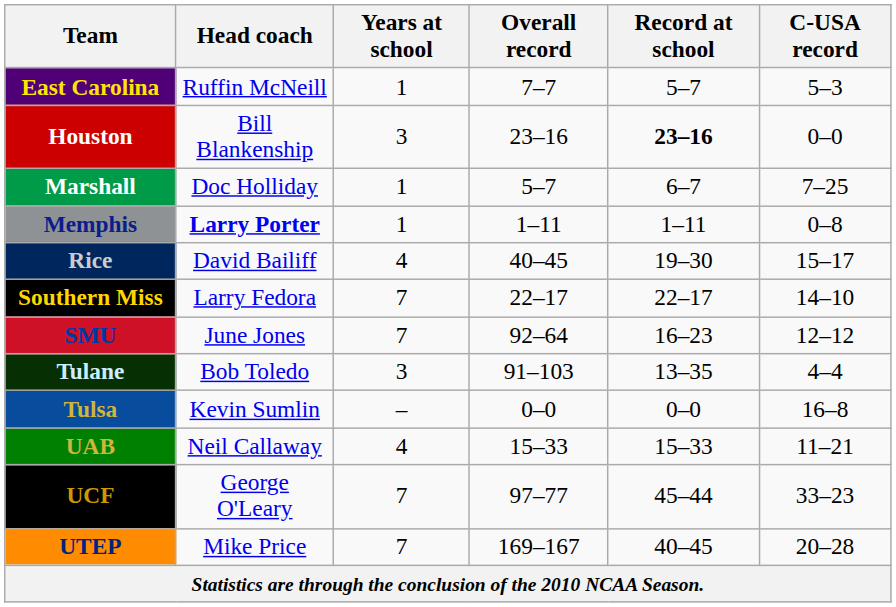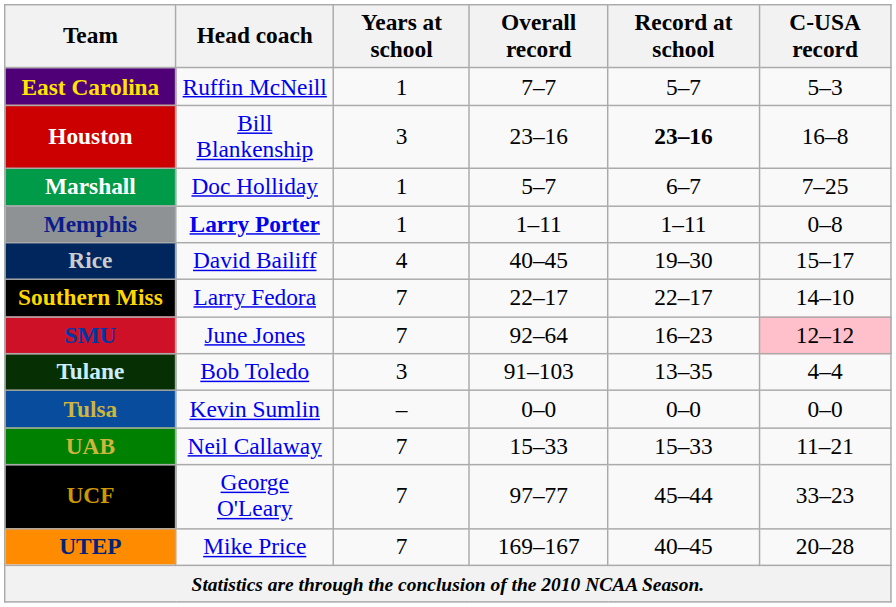(825, 136) 0–0 -> (825, 136) 16–8
(825, 334) no background -> (825, 334) pink background
(825, 409) 16–8 -> (825, 409) 0–0
(402, 446) 4 -> (402, 446) 7
